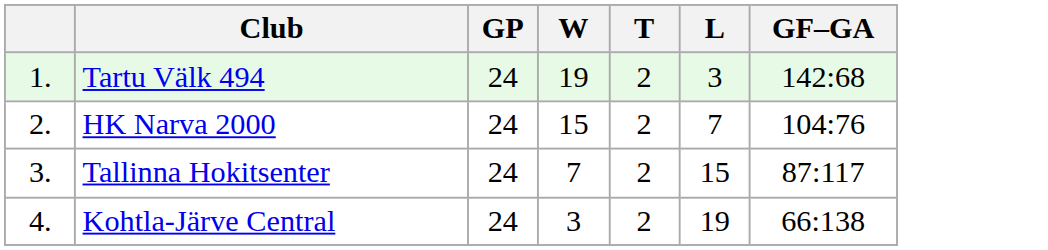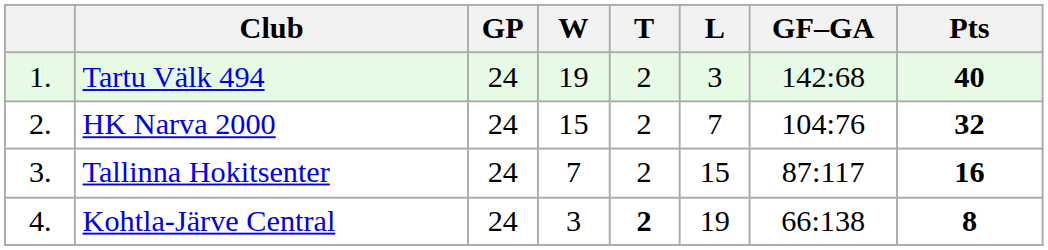+ column: (969, 28)
(644, 220) normal -> (644, 220) bold
